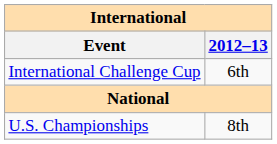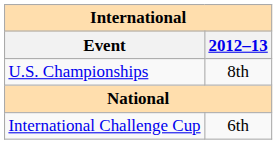rows swapped: (105, 71) <-> (78, 125)
